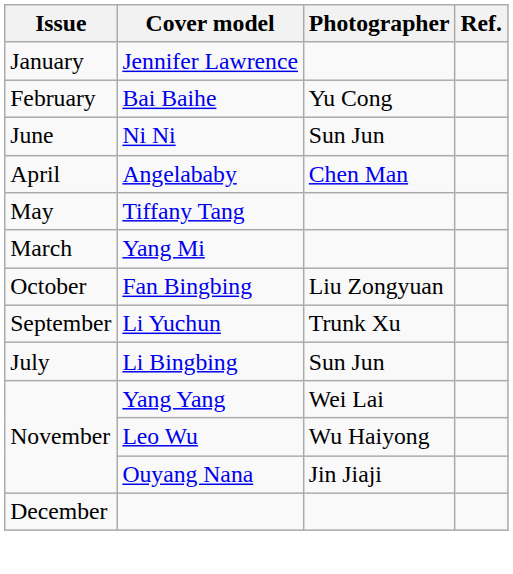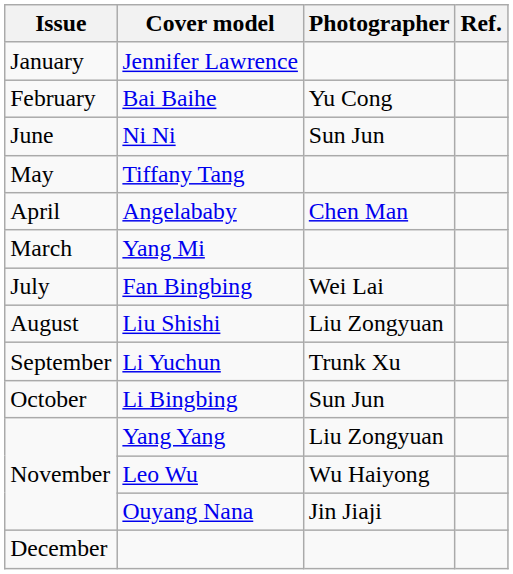rows swapped: (180, 173) <-> (183, 211)
(48, 286) October -> (30, 286) July
(376, 286) Liu Zongyuan -> (346, 286) Wei Lai
+ row: (171, 323)
(30, 361) July -> (48, 398) October
(346, 398) Wei Lai -> (376, 436) Liu Zongyuan
